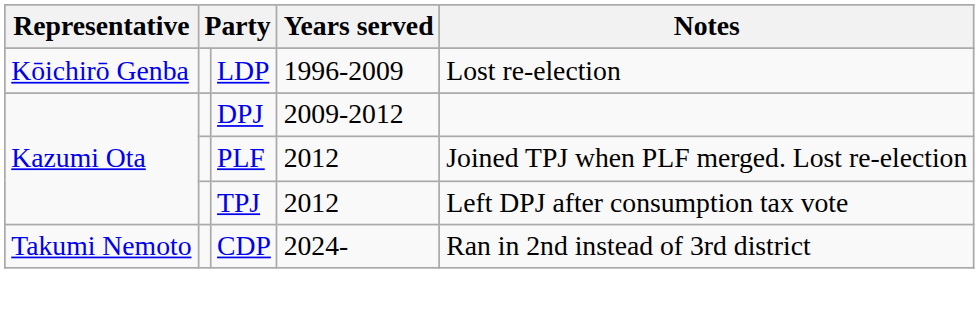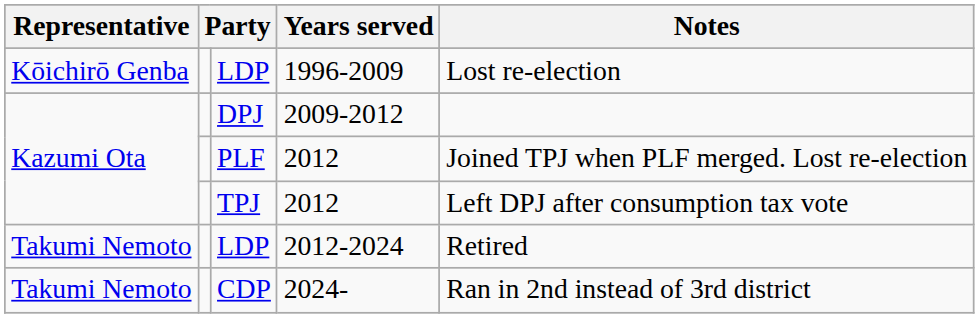+ row: (243, 245)
